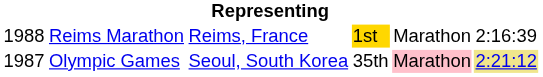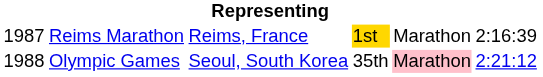(24, 36) 1988 -> (24, 36) 1987
(24, 61) 1987 -> (24, 61) 1988
(506, 61) khaki background -> (506, 61) no background
